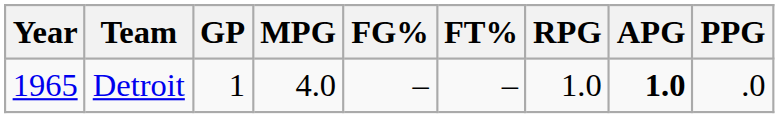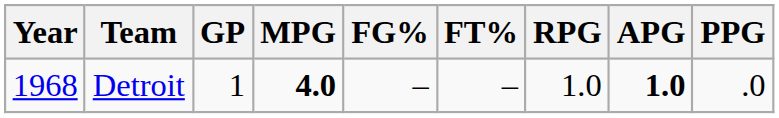(45, 85) 1965 -> (45, 85) 1968
(316, 85) normal -> (316, 85) bold
